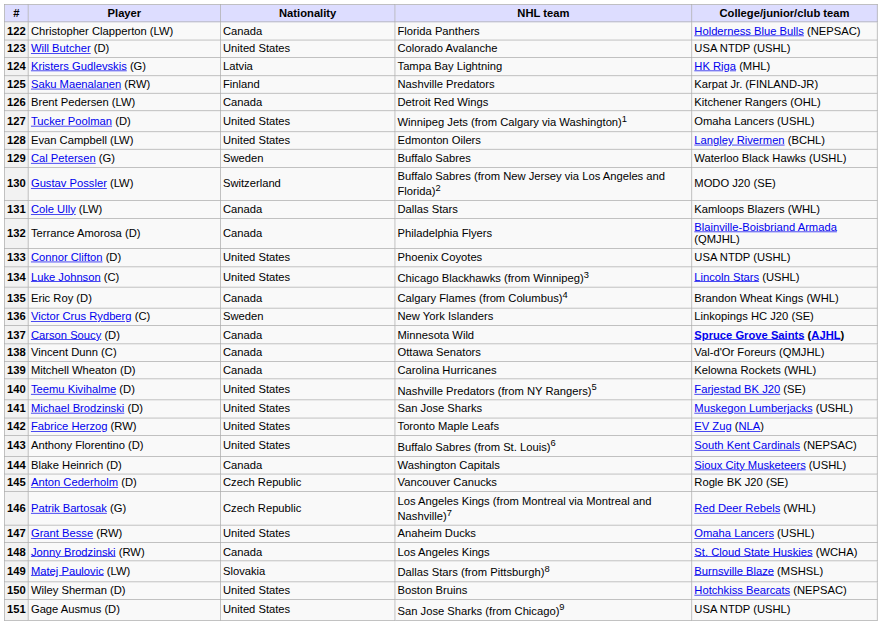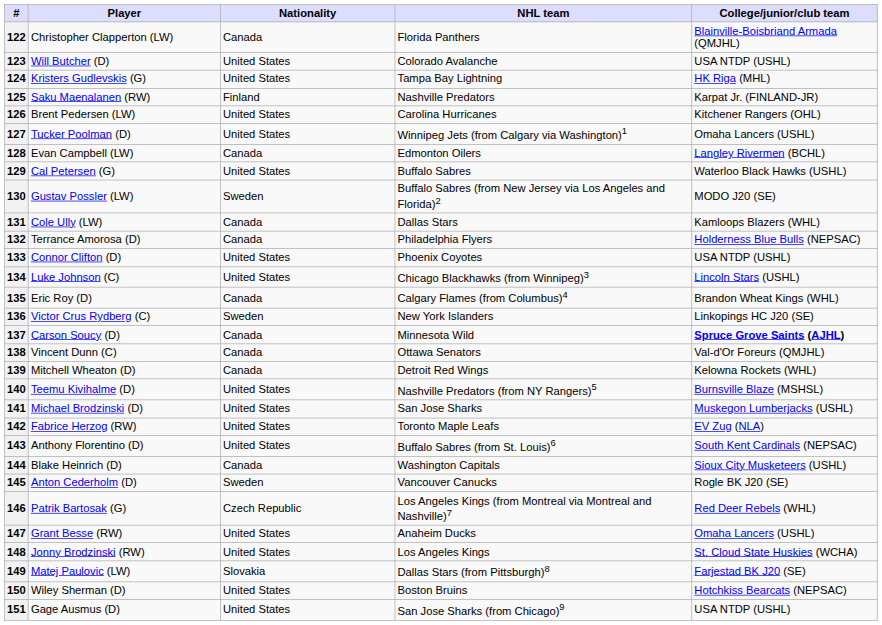(777, 31) Holderness Blue Bulls (NEPSAC) -> (766, 37) Blainville-Boisbriand Armada (QMJHL)
(238, 66) Latvia -> (257, 79) United States
(243, 102) Canada -> (257, 114) United States
(443, 102) Detroit Red Wings -> (447, 114) Carolina Hurricanes
(257, 140) United States -> (243, 153) Canada
(243, 158) Sweden -> (257, 171) United States
(252, 184) Switzerland -> (243, 196) Sweden
(766, 233) Blainville-Boisbriand Armada (QMJHL) -> (777, 240) Holderness Blue Bulls (NEPSAC)
(447, 370) Carolina Hurricanes -> (443, 370) Detroit Red Wings
(750, 389) Farjestad BK J20 (SE) -> (759, 389) Burnsville Blaze (MSHSL)
(262, 483) Czech Republic -> (243, 483) Sweden
(243, 551) Canada -> (257, 551) United States
(759, 571) Burnsville Blaze (MSHSL) -> (750, 571) Farjestad BK J20 (SE)
